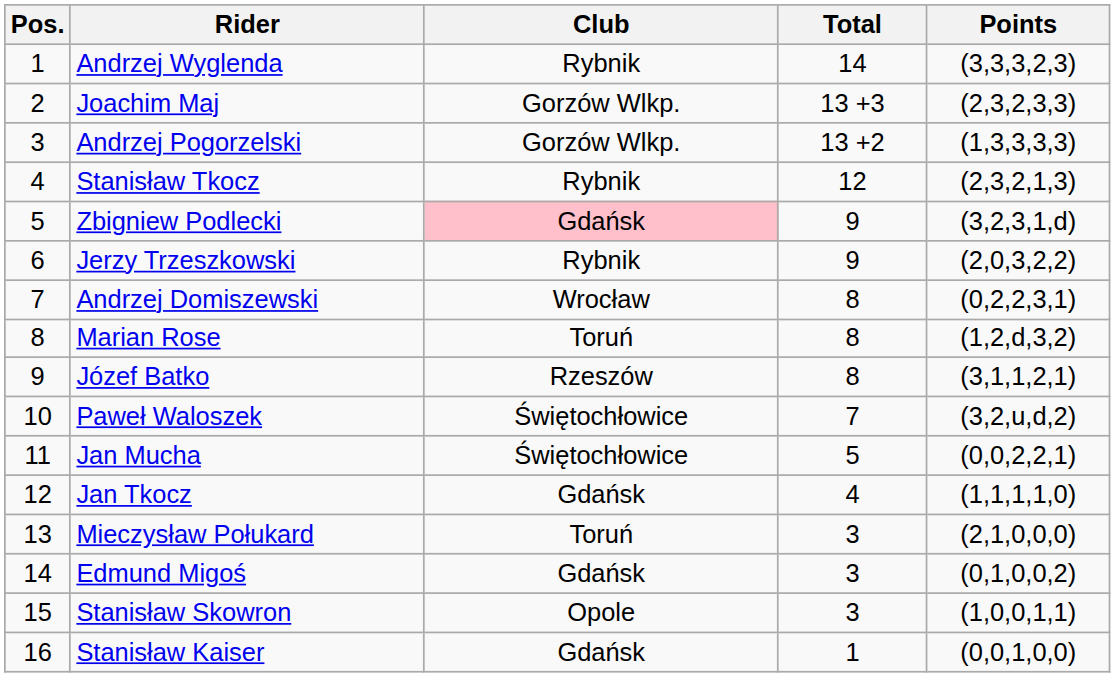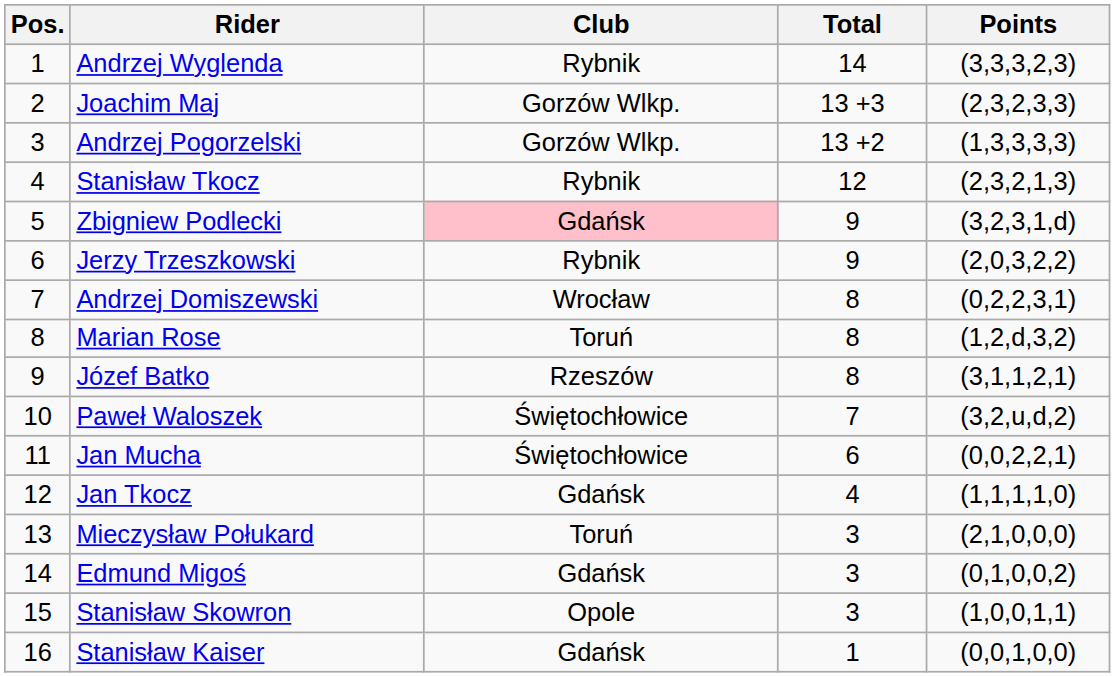(853, 456) 5 -> (853, 456) 6
